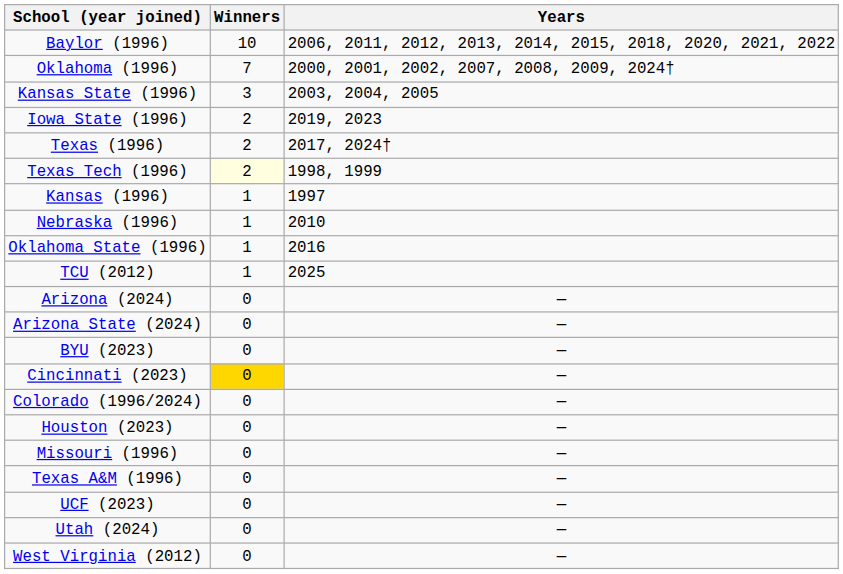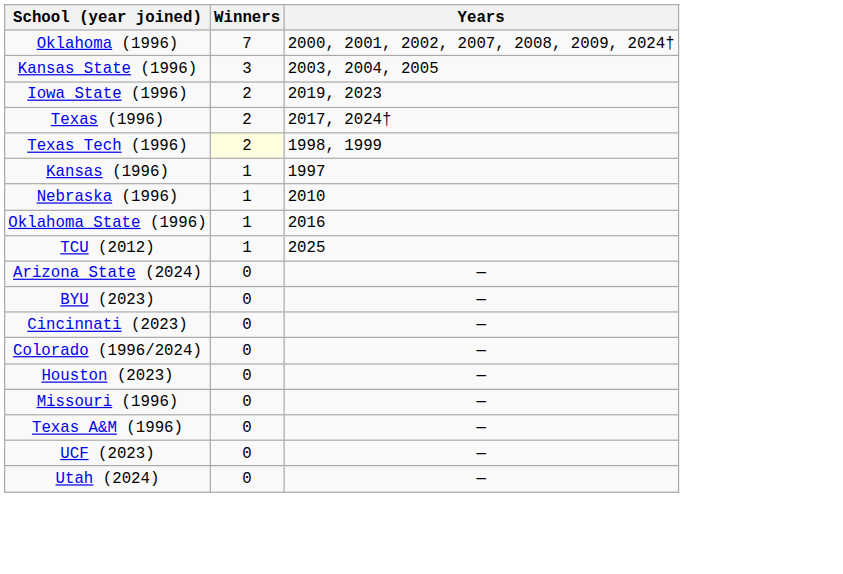- row: (107, 43)
- row: (107, 299)
(247, 376) gold background -> (247, 325) no background
- row: (107, 556)
